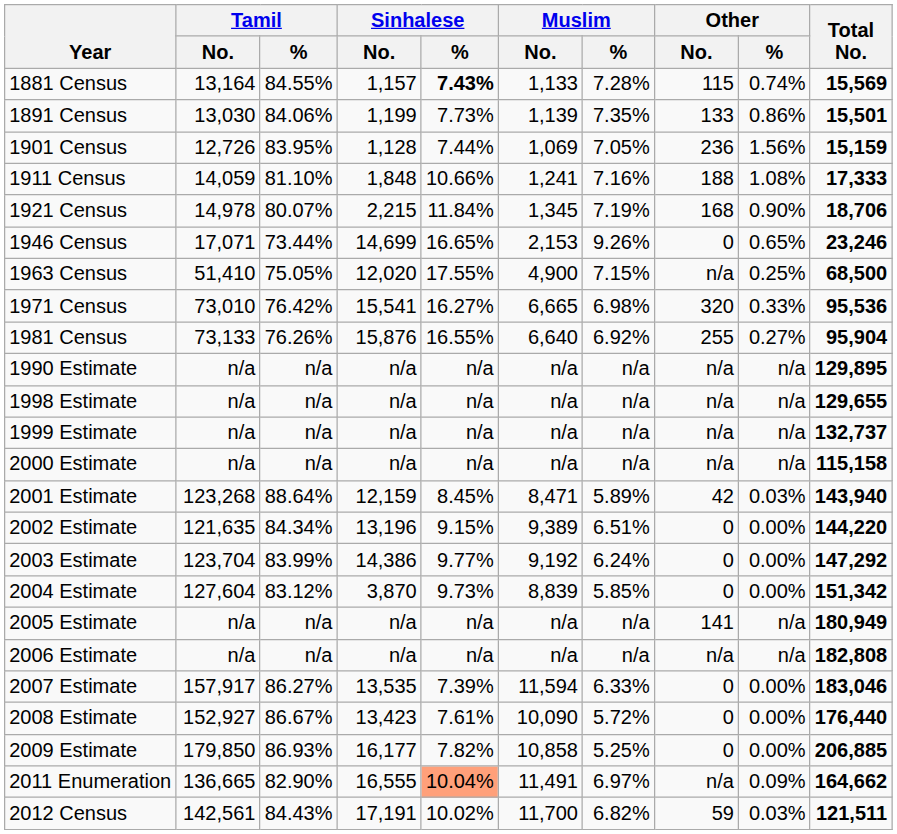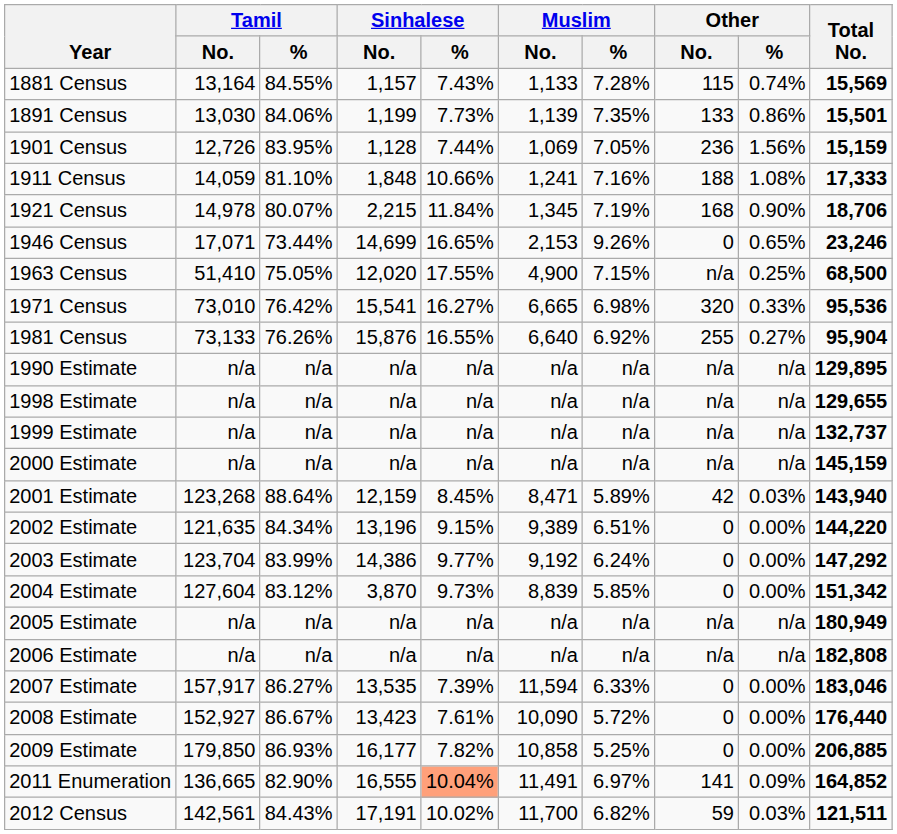(465, 83) bold -> (465, 83) normal
(852, 464) 115,158 -> (851, 464) 145,159
(717, 623) 141 -> (720, 623) n/a
(720, 781) n/a -> (717, 781) 141
(851, 781) 164,662 -> (851, 781) 164,852
